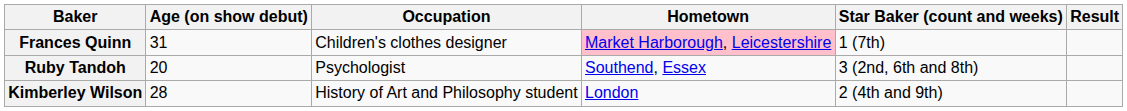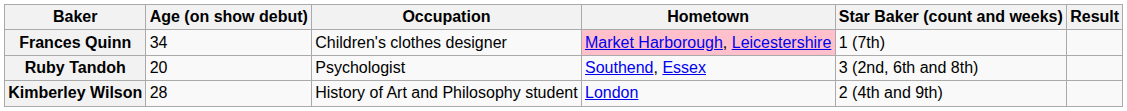(159, 42) 31 -> (159, 42) 34
